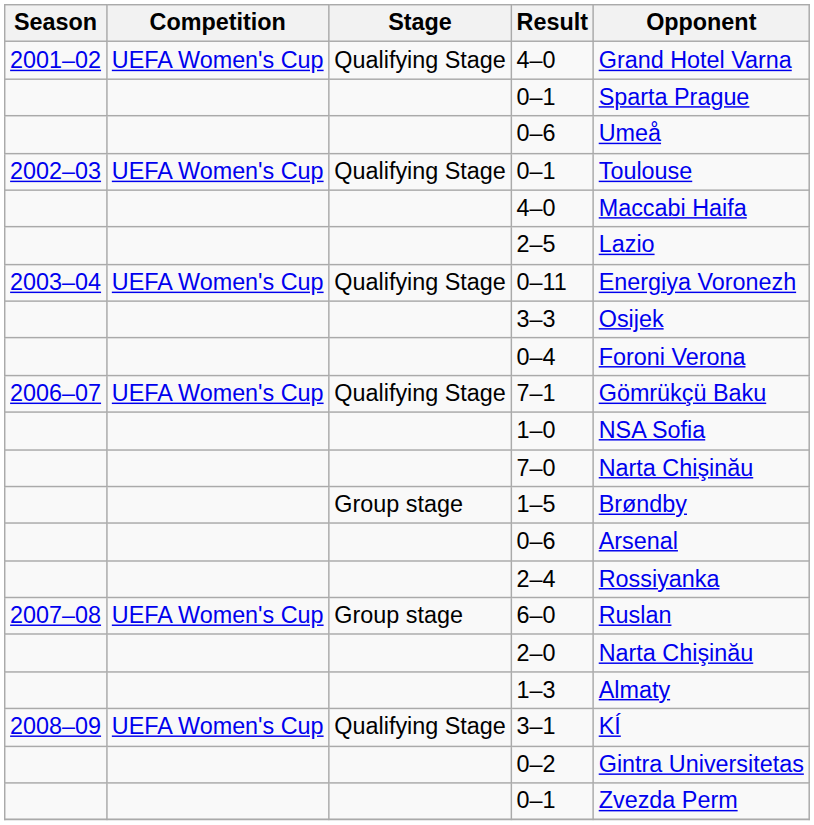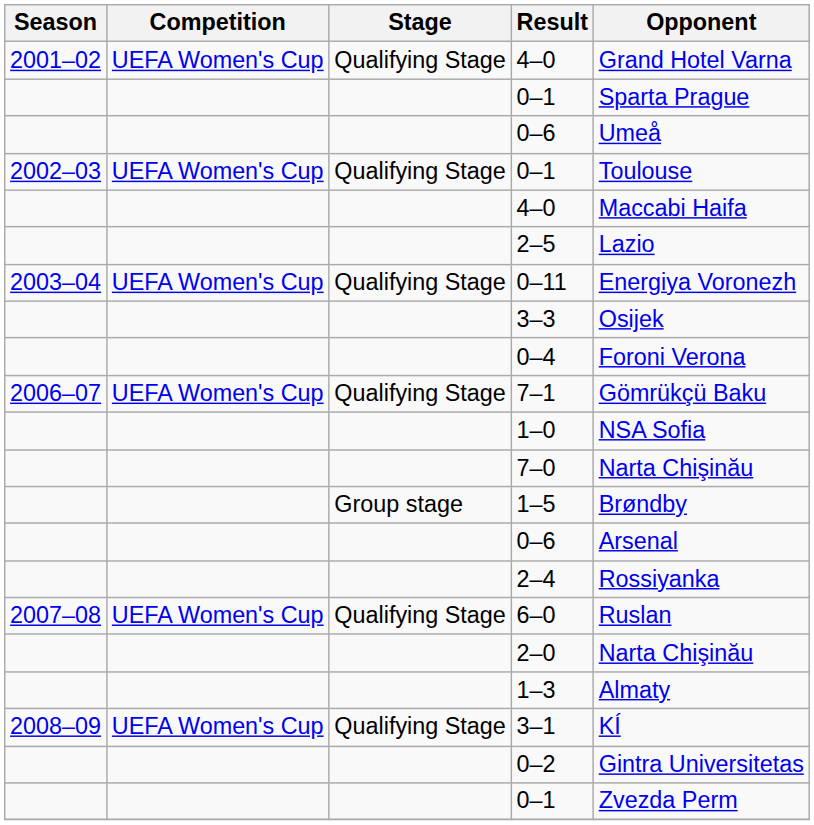(399, 615) Group stage -> (420, 615) Qualifying Stage
